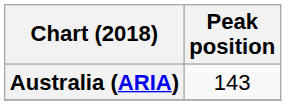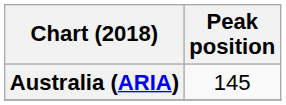(232, 81) 143 -> (232, 81) 145
